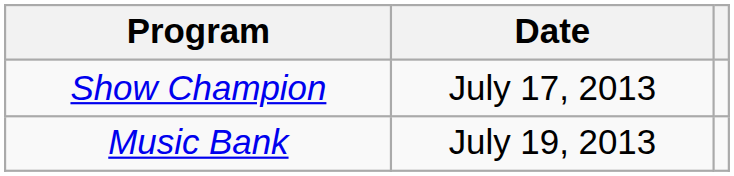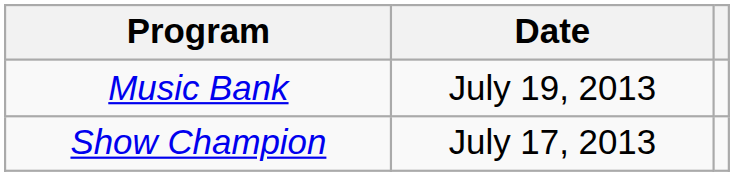rows swapped: (198, 87) <-> (198, 142)
